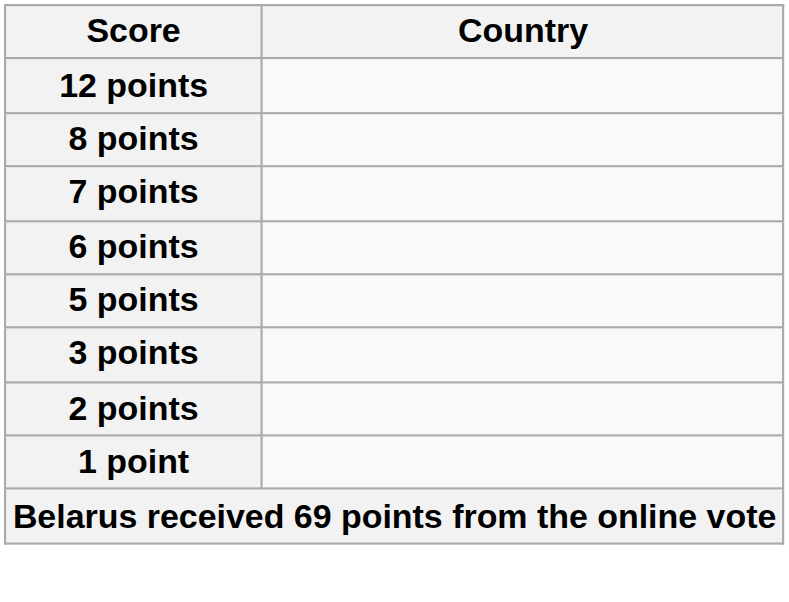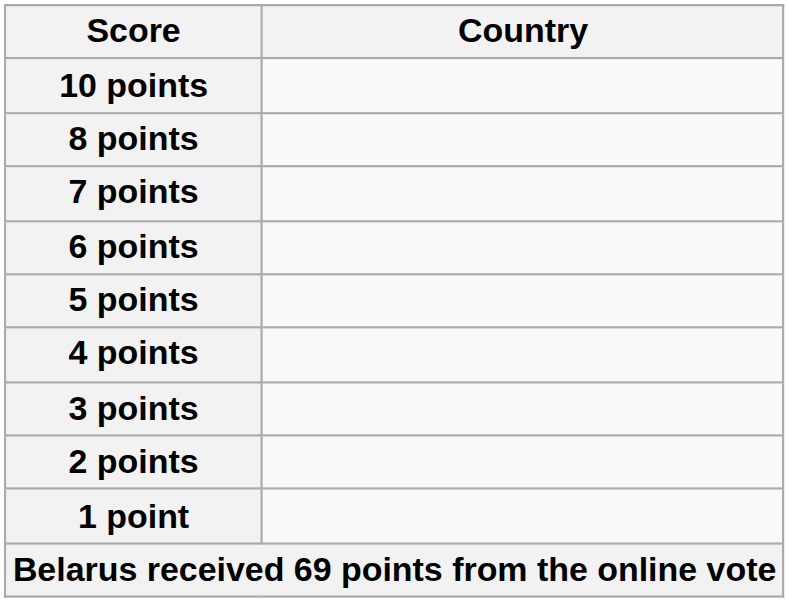- row: (134, 85)
+ row: (134, 85)
+ row: (134, 354)
